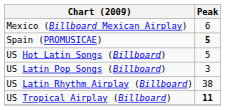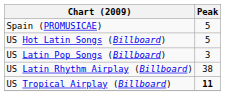- row: (97, 26)
(208, 40) bold -> (208, 26) normal
